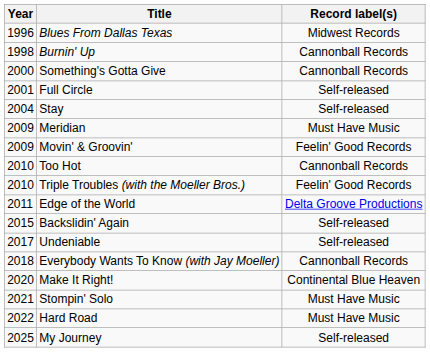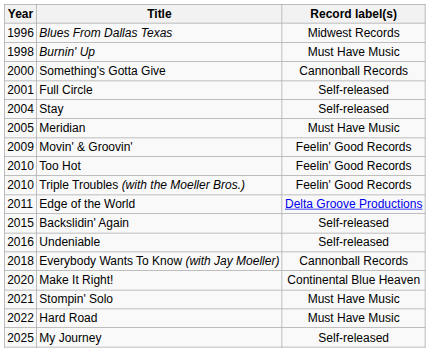(354, 52) Cannonball Records -> (354, 52) Must Have Music
(20, 128) 2009 -> (20, 128) 2005
(354, 166) Cannonball Records -> (354, 166) Feelin' Good Records
(20, 242) 2017 -> (20, 242) 2016
